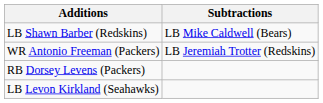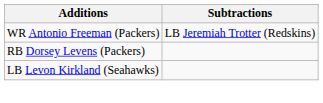- row: (77, 32)
